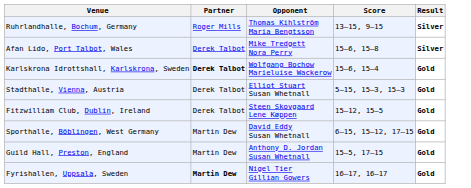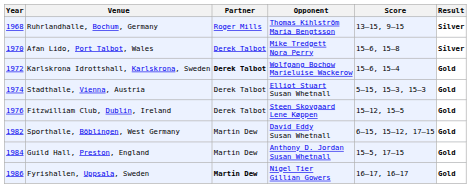+ column: (15, 10)
